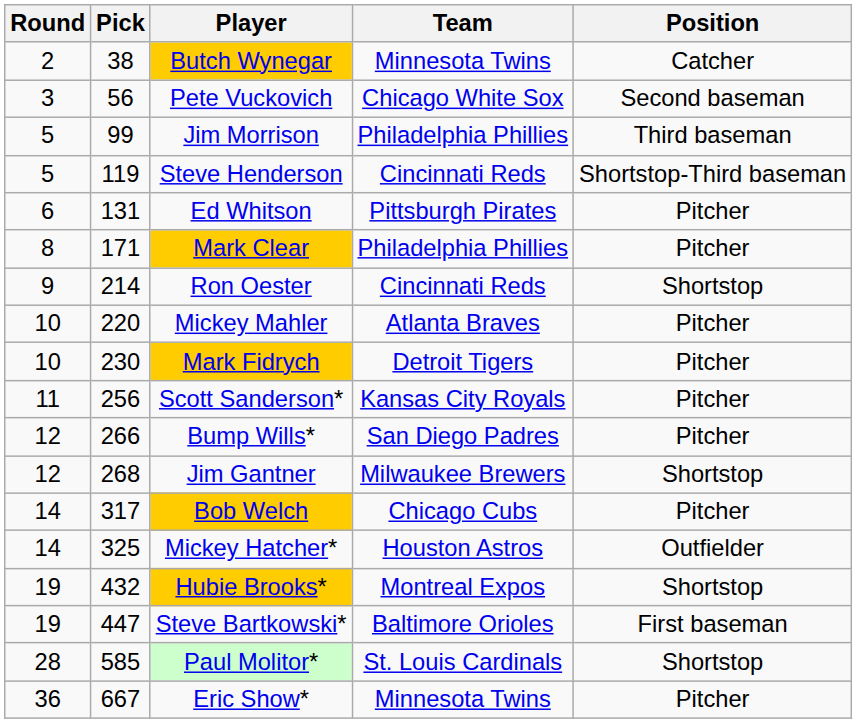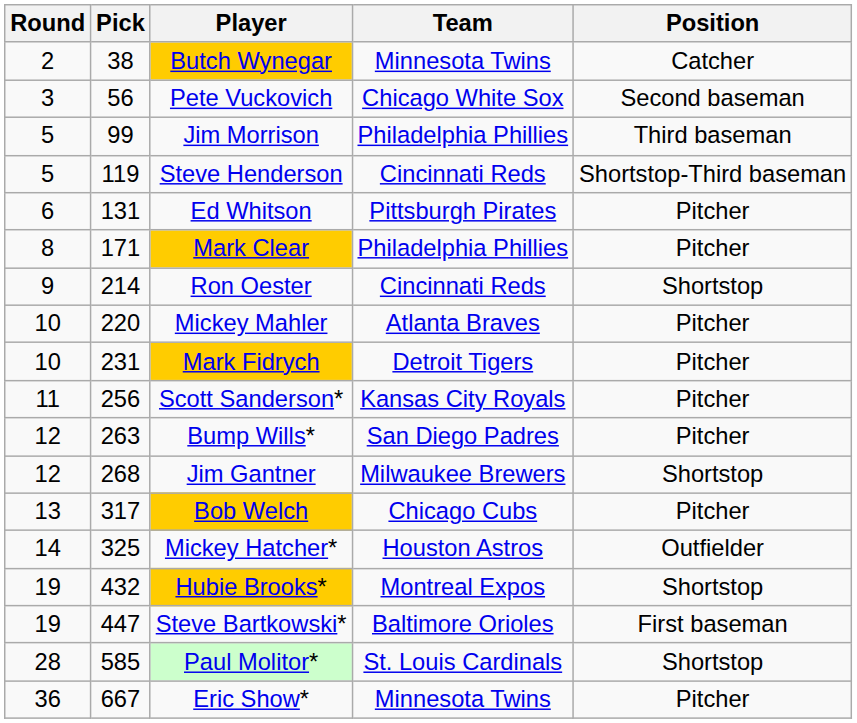(120, 361) 230 -> (120, 361) 231
(120, 436) 266 -> (120, 436) 263
(48, 511) 14 -> (48, 511) 13
